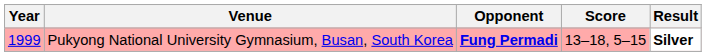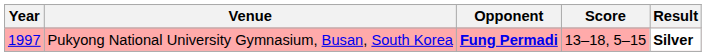(24, 40) 1999 -> (24, 40) 1997
